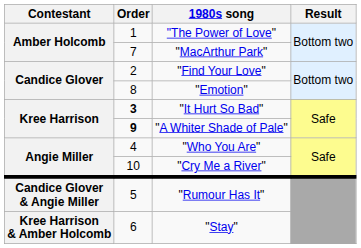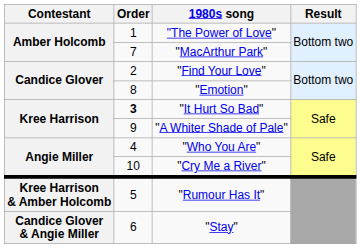(133, 128) bold -> (133, 128) normal
(59, 195) Candice Glover & Angie Miller -> (59, 195) Kree Harrison & Amber Holcomb
(59, 227) Kree Harrison & Amber Holcomb -> (59, 227) Candice Glover & Angie Miller
